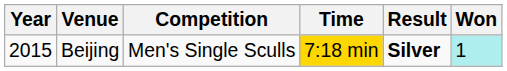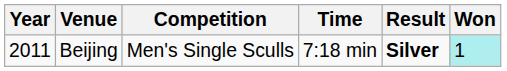(31, 50) 2015 -> (30, 50) 2011
(341, 50) gold background -> (340, 50) no background
